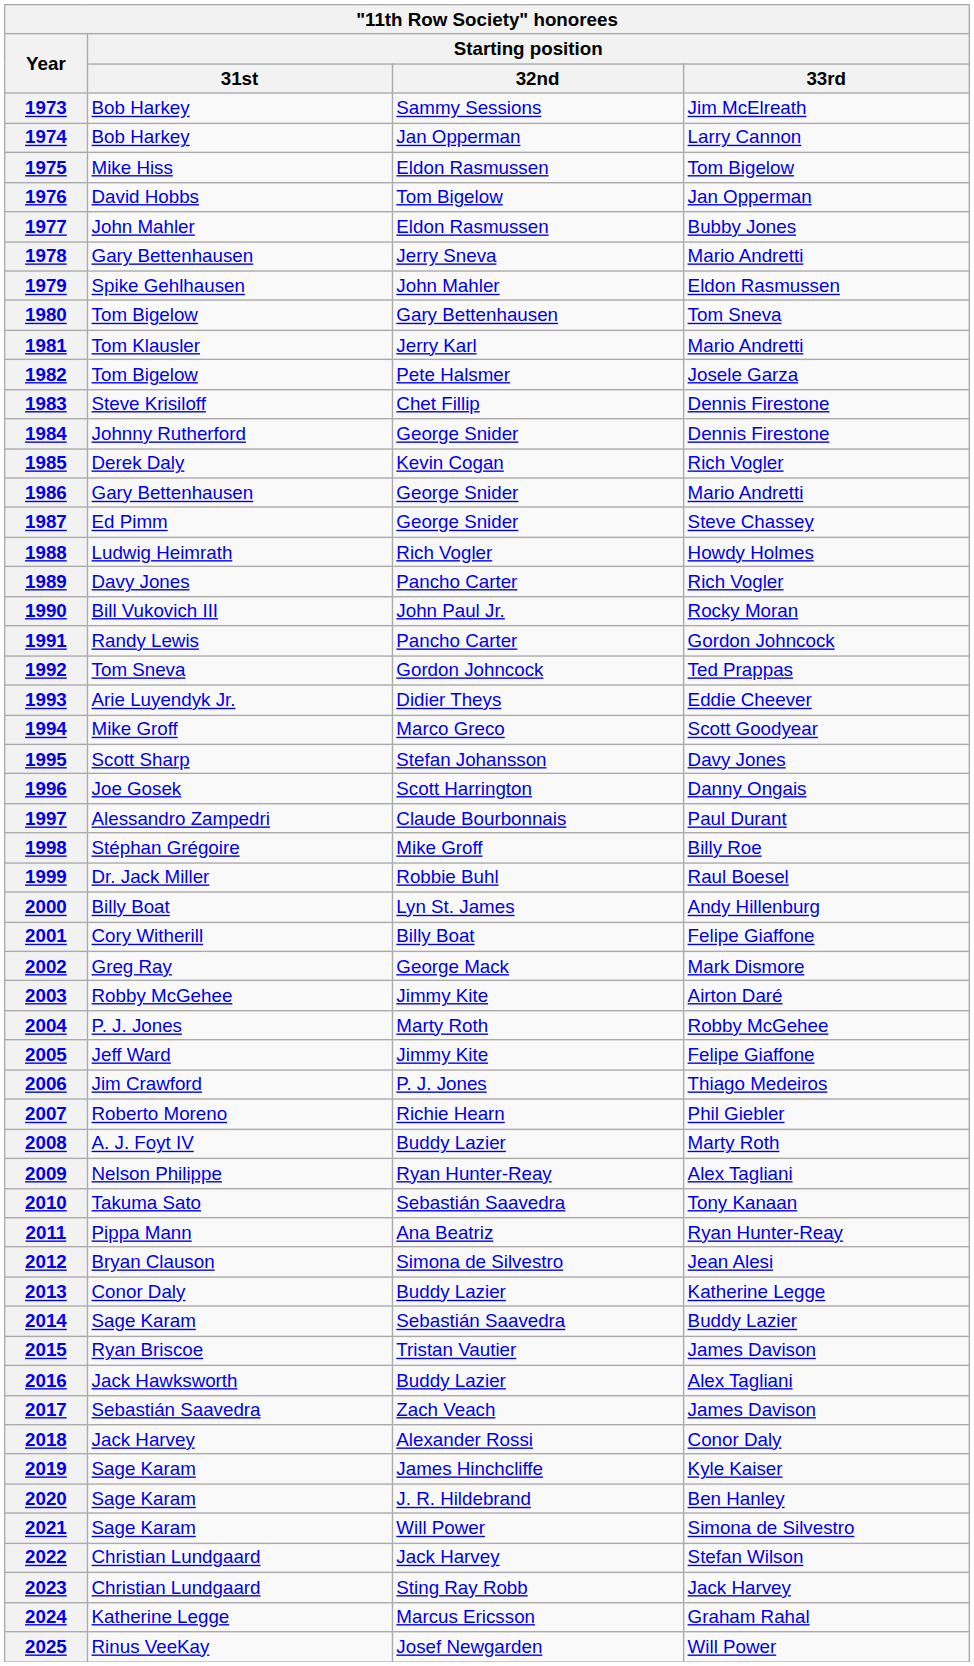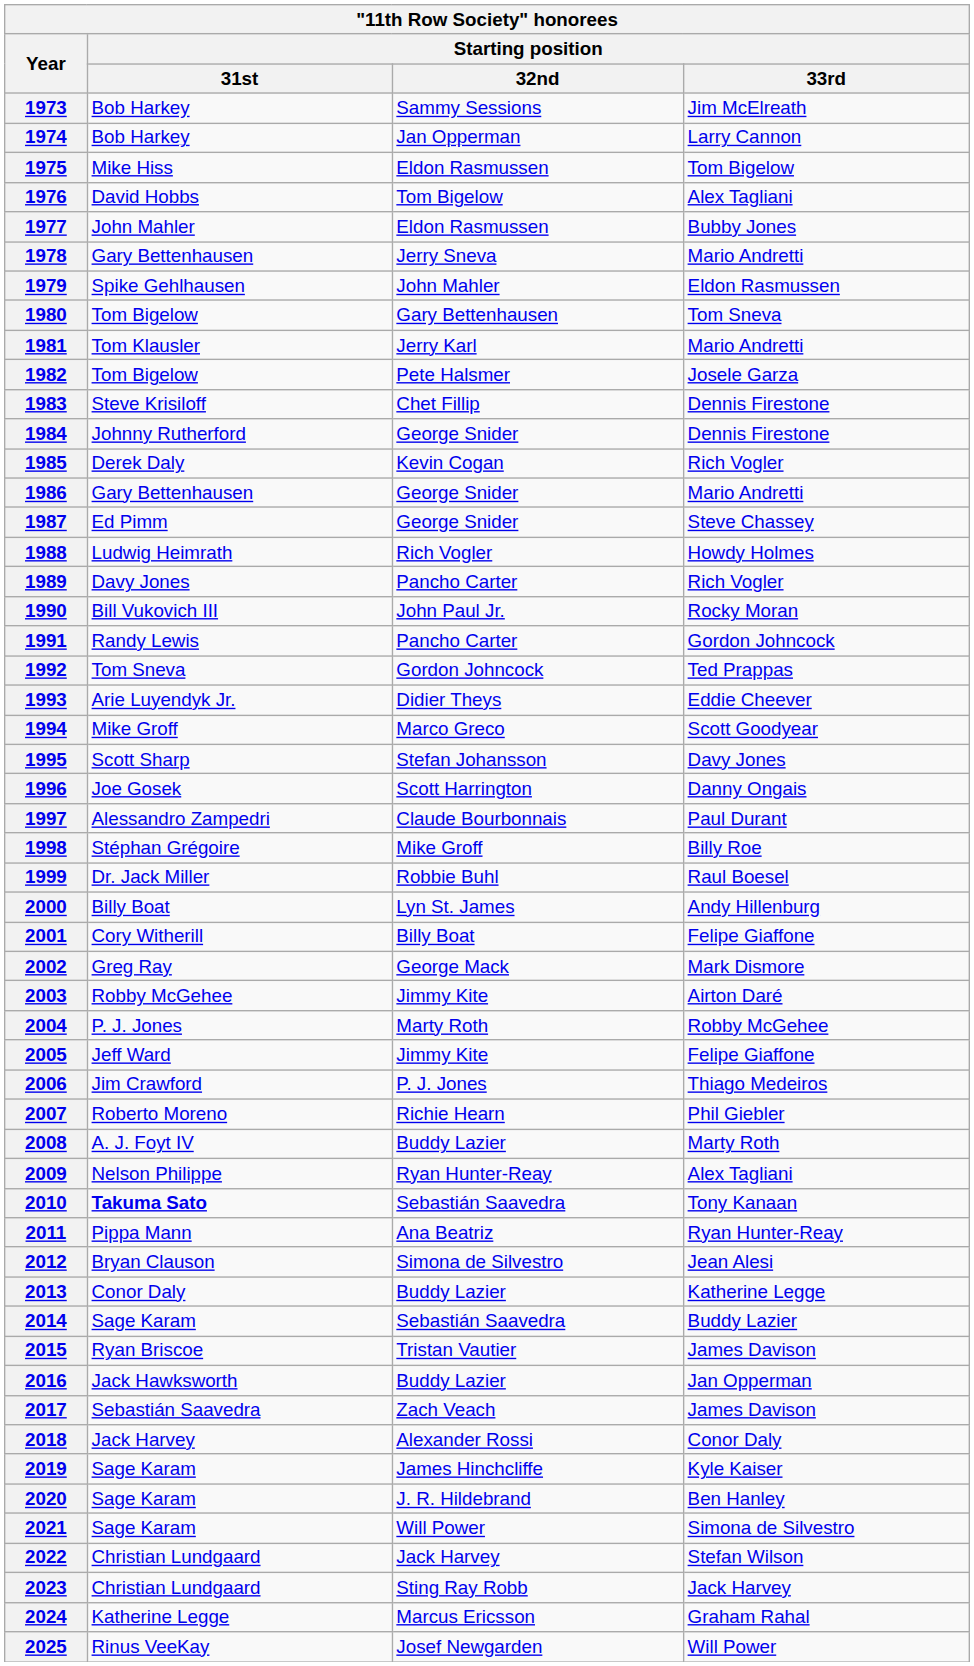(750, 197) Jan Opperman -> (740, 197) Alex Tagliani
(146, 1202) normal -> (149, 1202) bold
(740, 1380) Alex Tagliani -> (750, 1380) Jan Opperman
